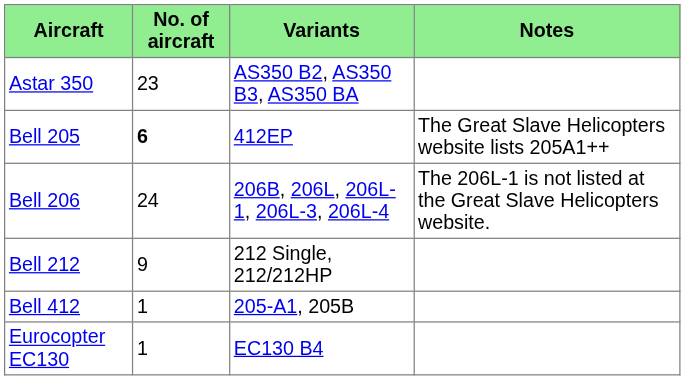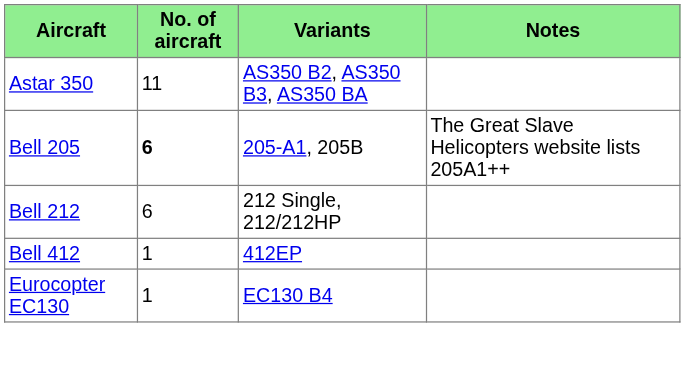(148, 83) 23 -> (152, 83) 11
(263, 136) 412EP -> (303, 147) 205-A1, 205B
- row: (44, 200)
(142, 264) 9 -> (147, 211) 6
(294, 306) 205-A1, 205B -> (272, 253) 412EP
